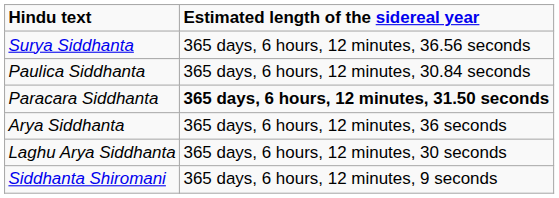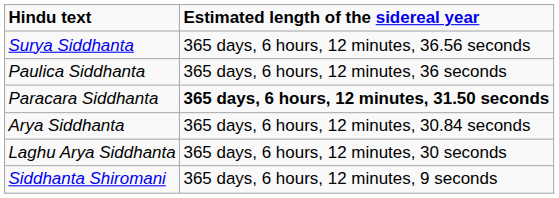(357, 71) 365 days, 6 hours, 12 minutes, 30.84 seconds -> (345, 71) 365 days, 6 hours, 12 minutes, 36 seconds
(345, 125) 365 days, 6 hours, 12 minutes, 36 seconds -> (357, 125) 365 days, 6 hours, 12 minutes, 30.84 seconds
